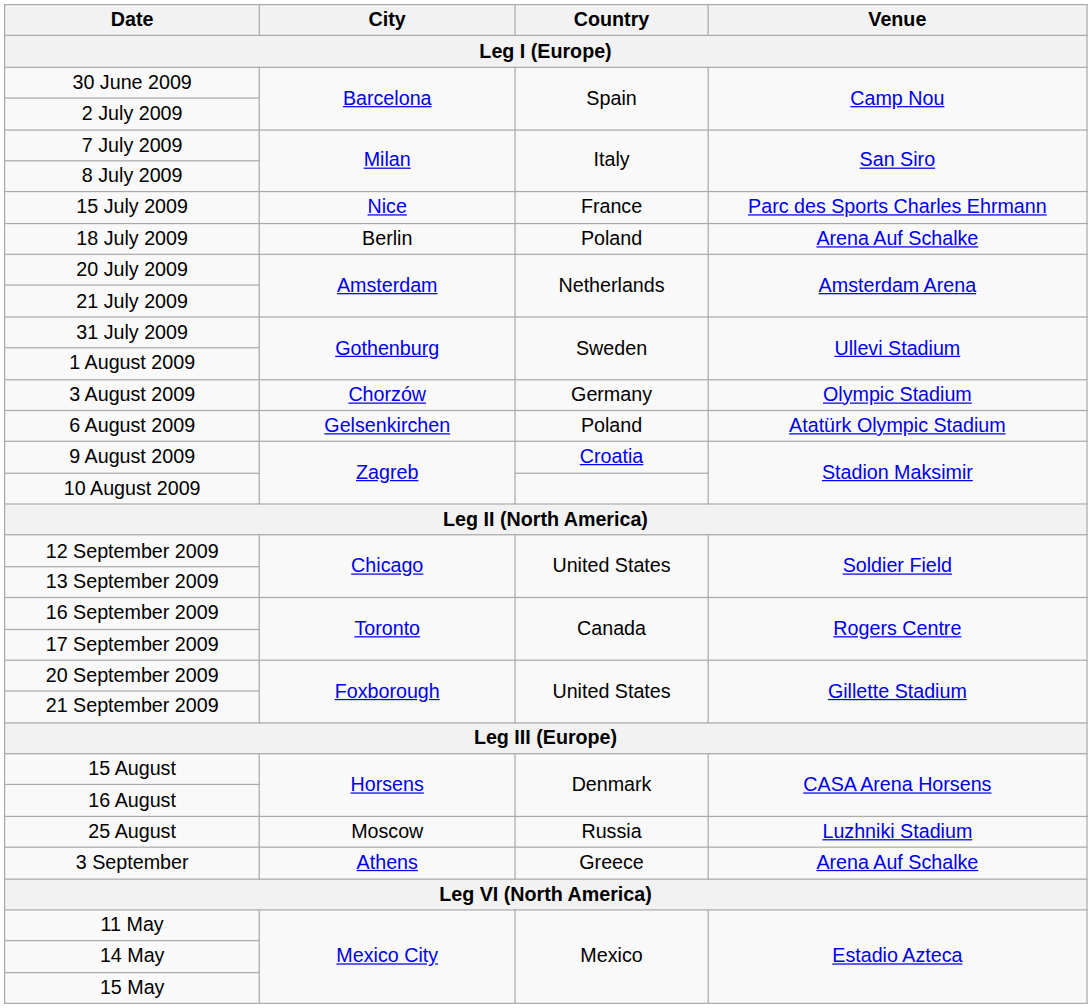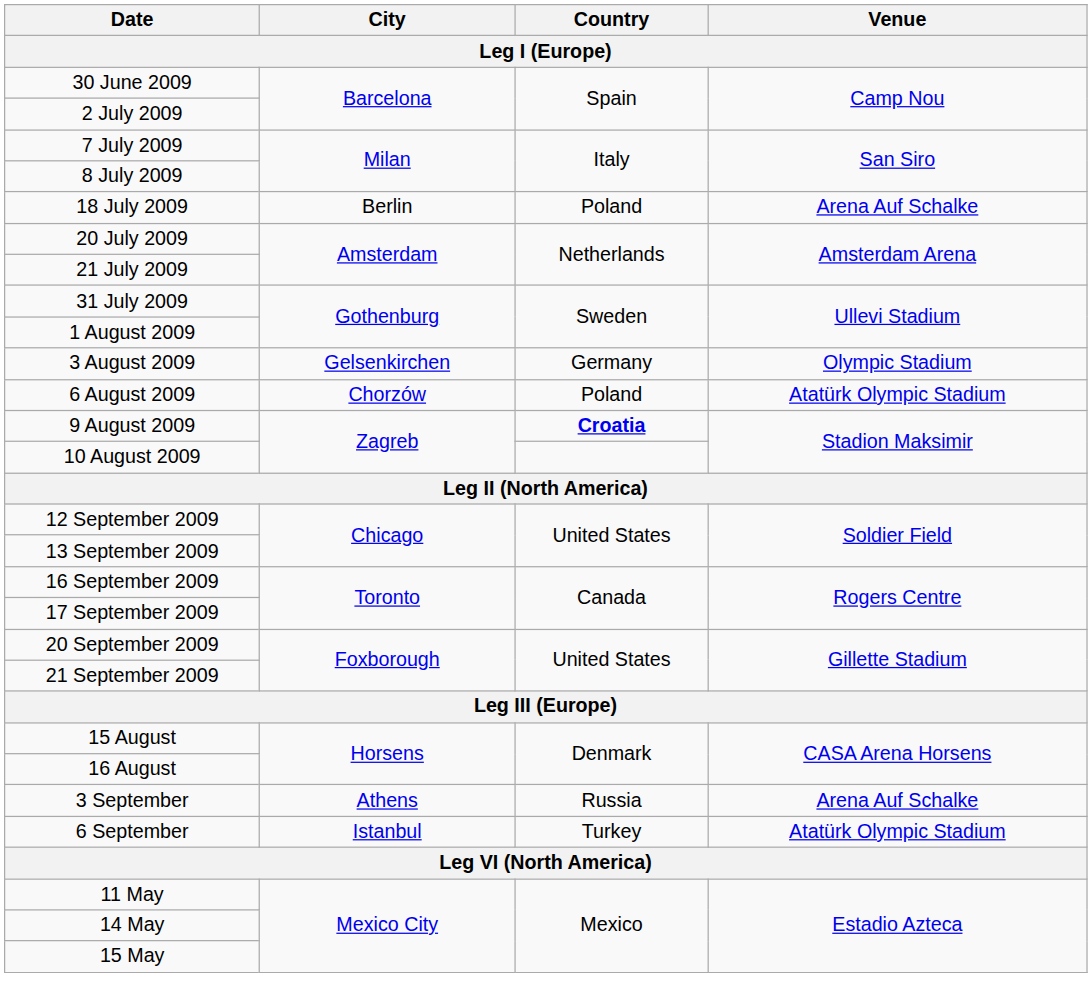- row: (132, 207)
(387, 394) Chorzów -> (387, 363) Gelsenkirchen
(387, 425) Gelsenkirchen -> (387, 394) Chorzów
(612, 457) normal -> (612, 425) bold
- row: (132, 831)
(612, 862) Greece -> (612, 800) Russia
+ row: (132, 831)
